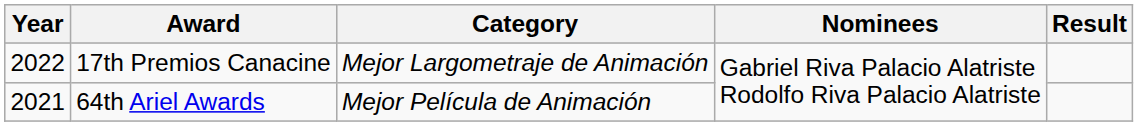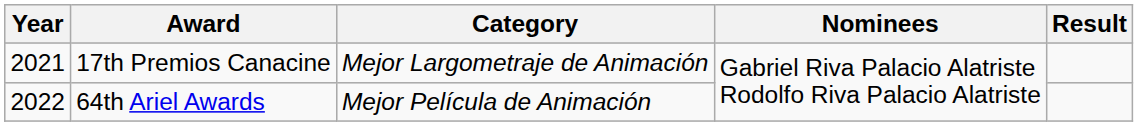(38, 62) 2022 -> (38, 62) 2021
(38, 101) 2021 -> (38, 101) 2022
